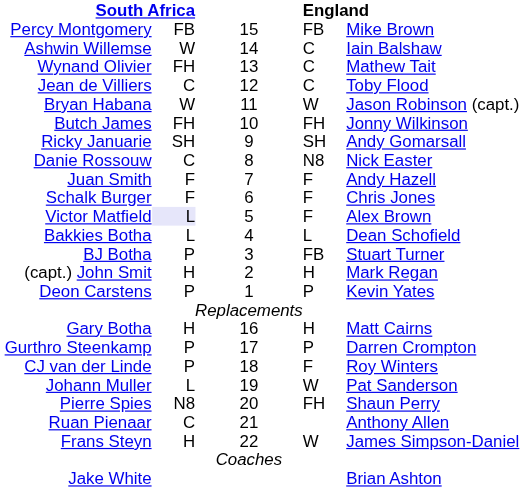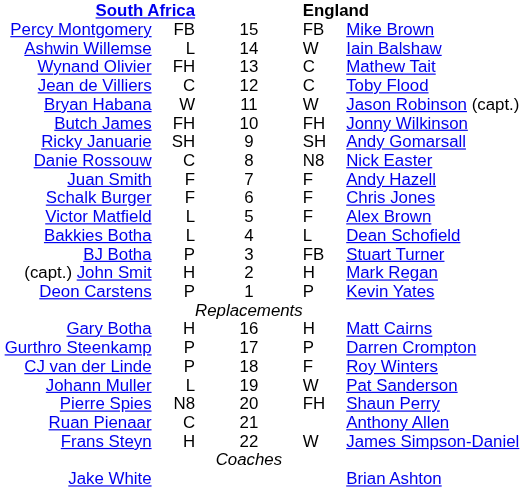(187, 48) W -> (190, 48) L
(309, 48) C -> (311, 48) W
(190, 216) lavender background -> (190, 216) no background
